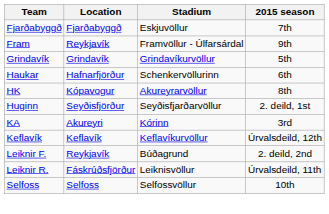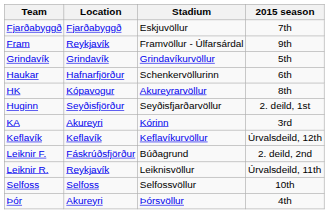(88, 153) Reykjavík -> (101, 153) Fáskrúðsfjörður
(101, 169) Fáskrúðsfjörður -> (88, 169) Reykjavík
+ row: (14, 201)
